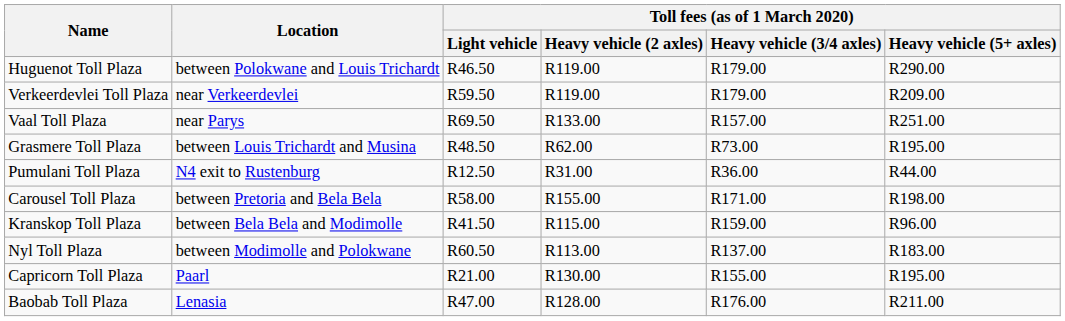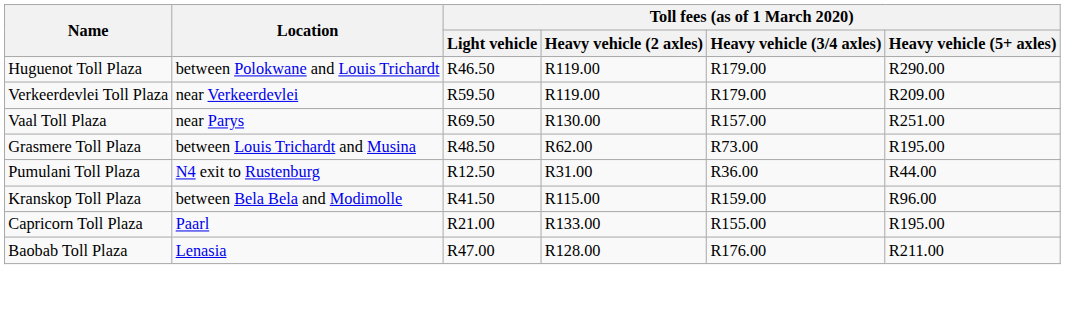(573, 120) R133.00 -> (573, 120) R130.00
- row: (72, 198)
- row: (55, 250)
(573, 276) R130.00 -> (573, 224) R133.00
